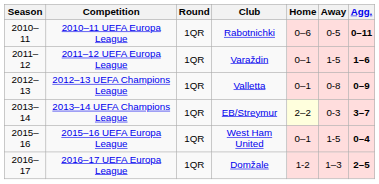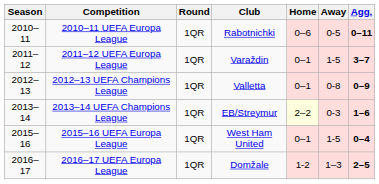(361, 59) 1–6 -> (361, 59) 3–7
(361, 112) 3–7 -> (361, 112) 1–6
